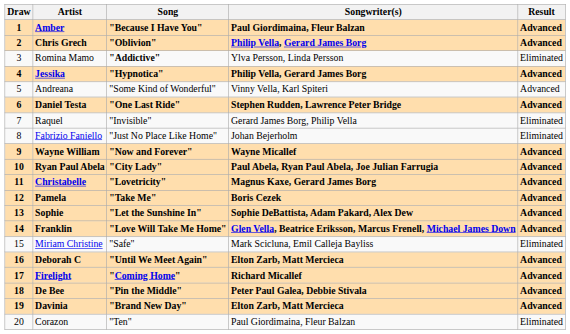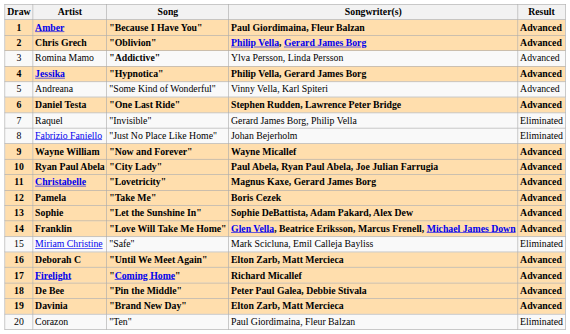(542, 58) Eliminated -> (540, 58) Advanced
